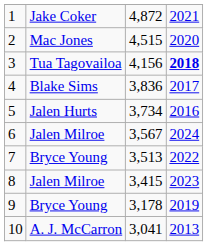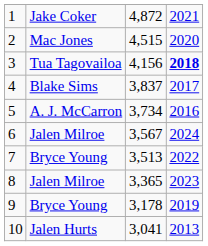(146, 87) 3,836 -> (146, 87) 3,837
(63, 110) Jalen Hurts -> (76, 110) A. J. McCarron
(146, 181) 3,415 -> (146, 181) 3,365
(76, 228) A. J. McCarron -> (63, 228) Jalen Hurts
